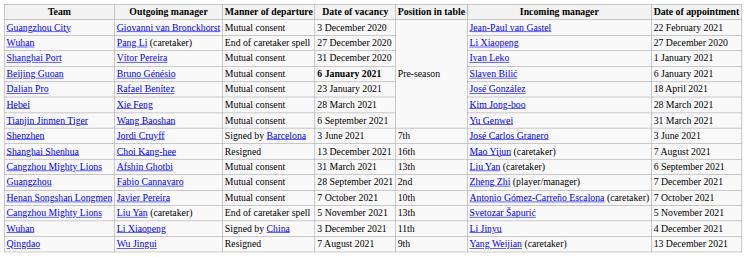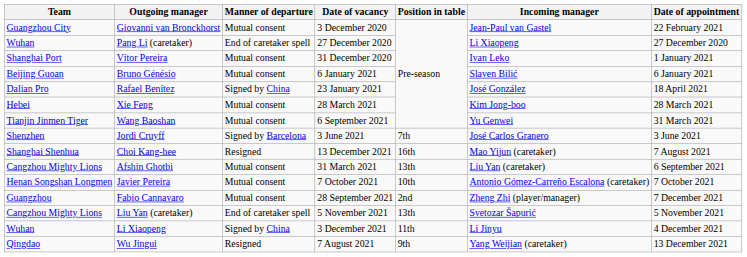(349, 74) bold -> (347, 74) normal
(255, 89) Mutual consent -> (257, 89) Signed by China
rows swapped: (150, 182) <-> (143, 197)
